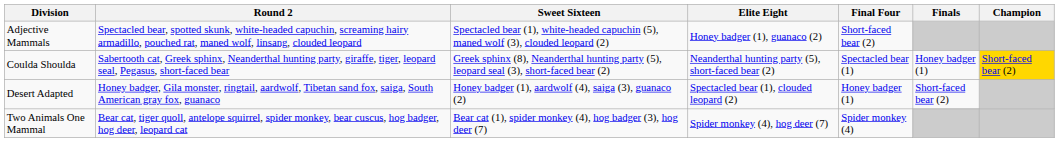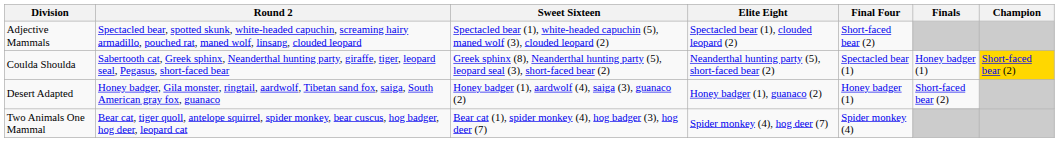(756, 36) Honey badger (1), guanaco (2) -> (751, 36) Spectacled bear (1), clouded leopard (2)
(751, 94) Spectacled bear (1), clouded leopard (2) -> (756, 94) Honey badger (1), guanaco (2)
